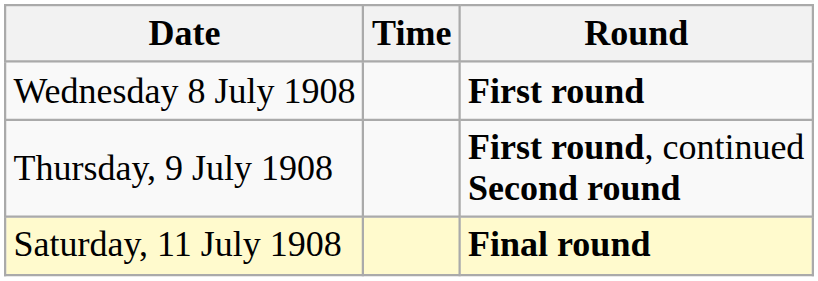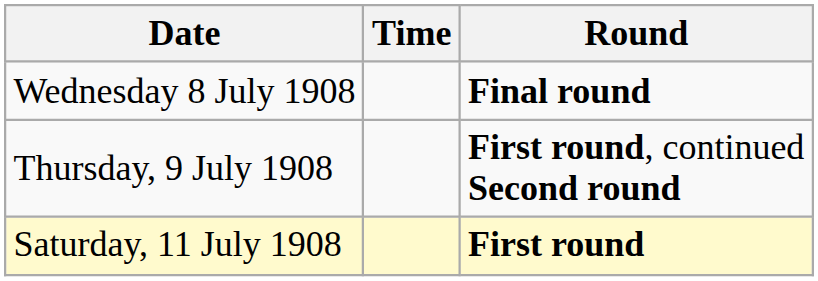(556, 90) First round -> (559, 90) Final round
(559, 244) Final round -> (556, 244) First round
